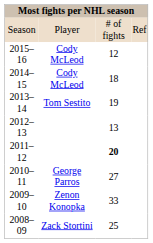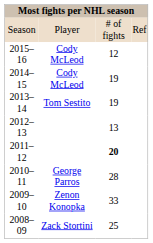(114, 79) 18 -> (114, 79) 19
(114, 176) 27 -> (114, 176) 28
